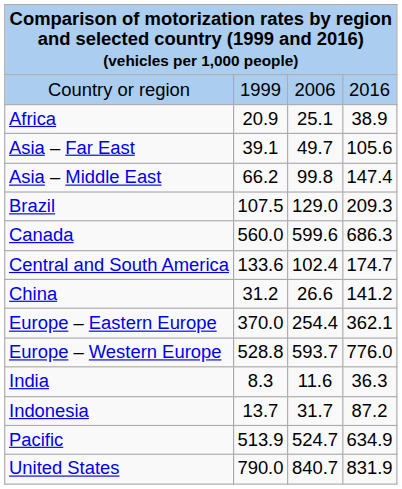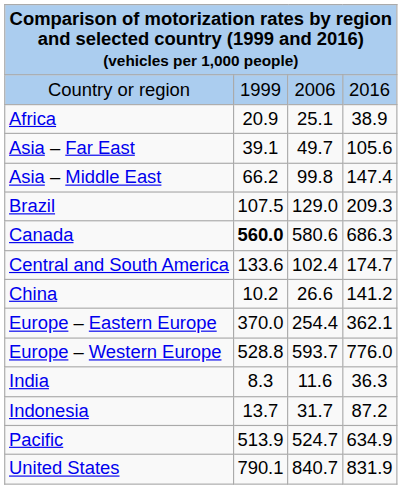(260, 235) normal -> (260, 235) bold
(315, 235) 599.6 -> (315, 235) 580.6
(260, 293) 31.2 -> (260, 293) 10.2
(260, 469) 790.0 -> (260, 469) 790.1
